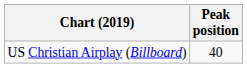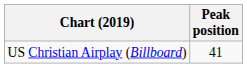(216, 52) 40 -> (216, 52) 41
